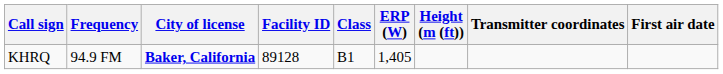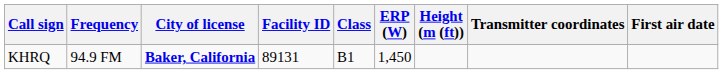(281, 56) 89128 -> (281, 56) 89131
(395, 56) 1,405 -> (395, 56) 1,450
